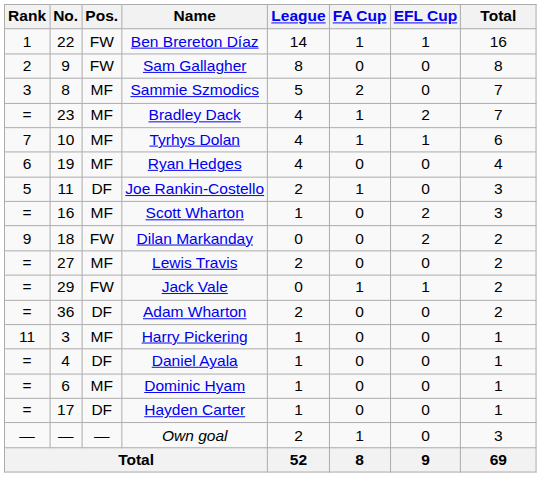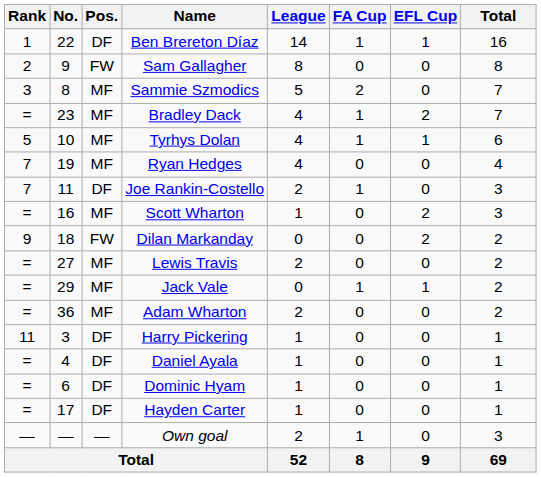(102, 41) FW -> (102, 41) DF
(27, 139) 7 -> (27, 139) 5
(27, 164) 6 -> (27, 164) 7
(27, 189) 5 -> (27, 189) 7
(102, 287) FW -> (102, 287) MF
(102, 312) DF -> (102, 312) MF
(102, 336) MF -> (102, 336) DF
(102, 386) MF -> (102, 386) DF
